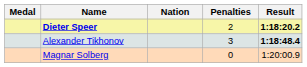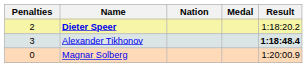columns swapped: (22, 12) <-> (231, 12)
(280, 27) bold -> (281, 27) normal
